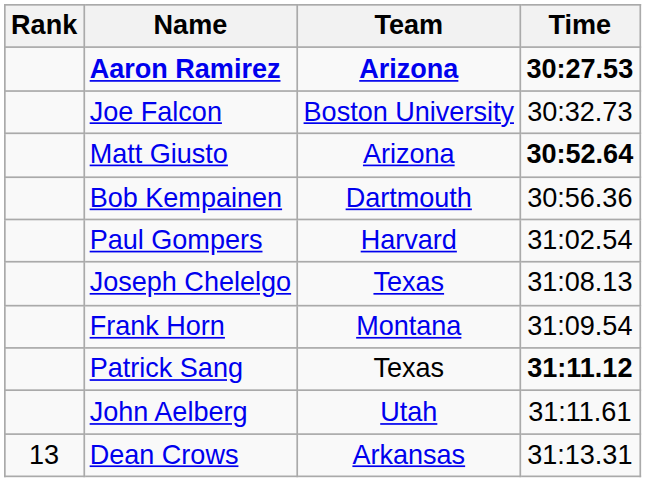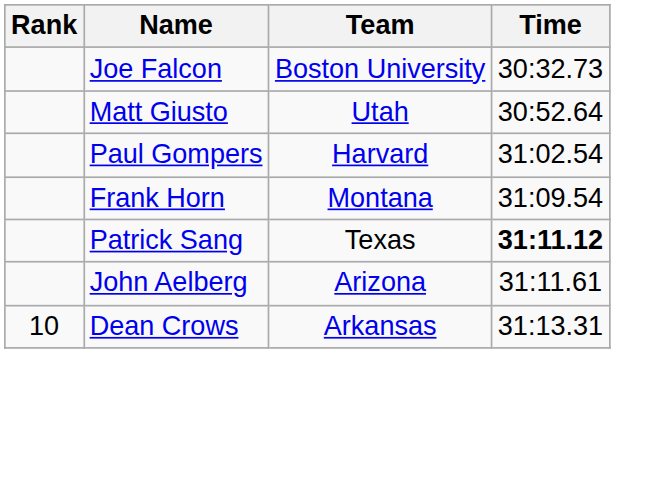- row: (185, 68)
(409, 154) Arizona -> (380, 111) Utah
(580, 154) bold -> (550, 111) normal
- row: (186, 197)
- row: (190, 283)
(409, 411) Utah -> (380, 283) Arizona
(44, 454) 13 -> (44, 326) 10
